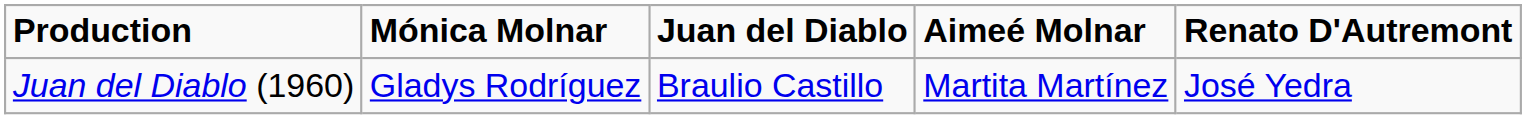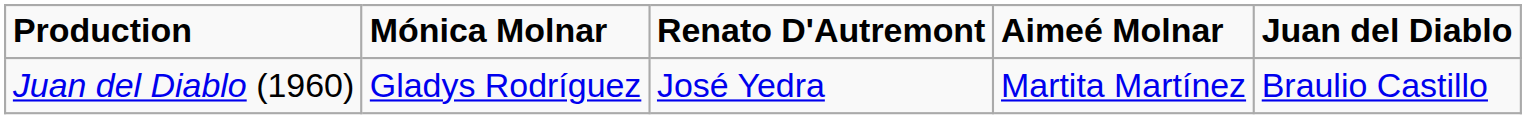columns swapped: (782, 31) <-> (1348, 31)
